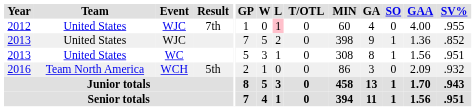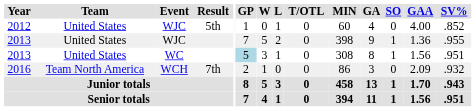(213, 26) 7th -> (213, 26) 5th
(278, 26) pink background -> (278, 26) no background
(454, 26) .955 -> (454, 26) .852
(454, 40) .852 -> (454, 40) .955
(246, 55) no background -> (246, 55) lightblue background
(213, 69) 5th -> (213, 69) 7th
